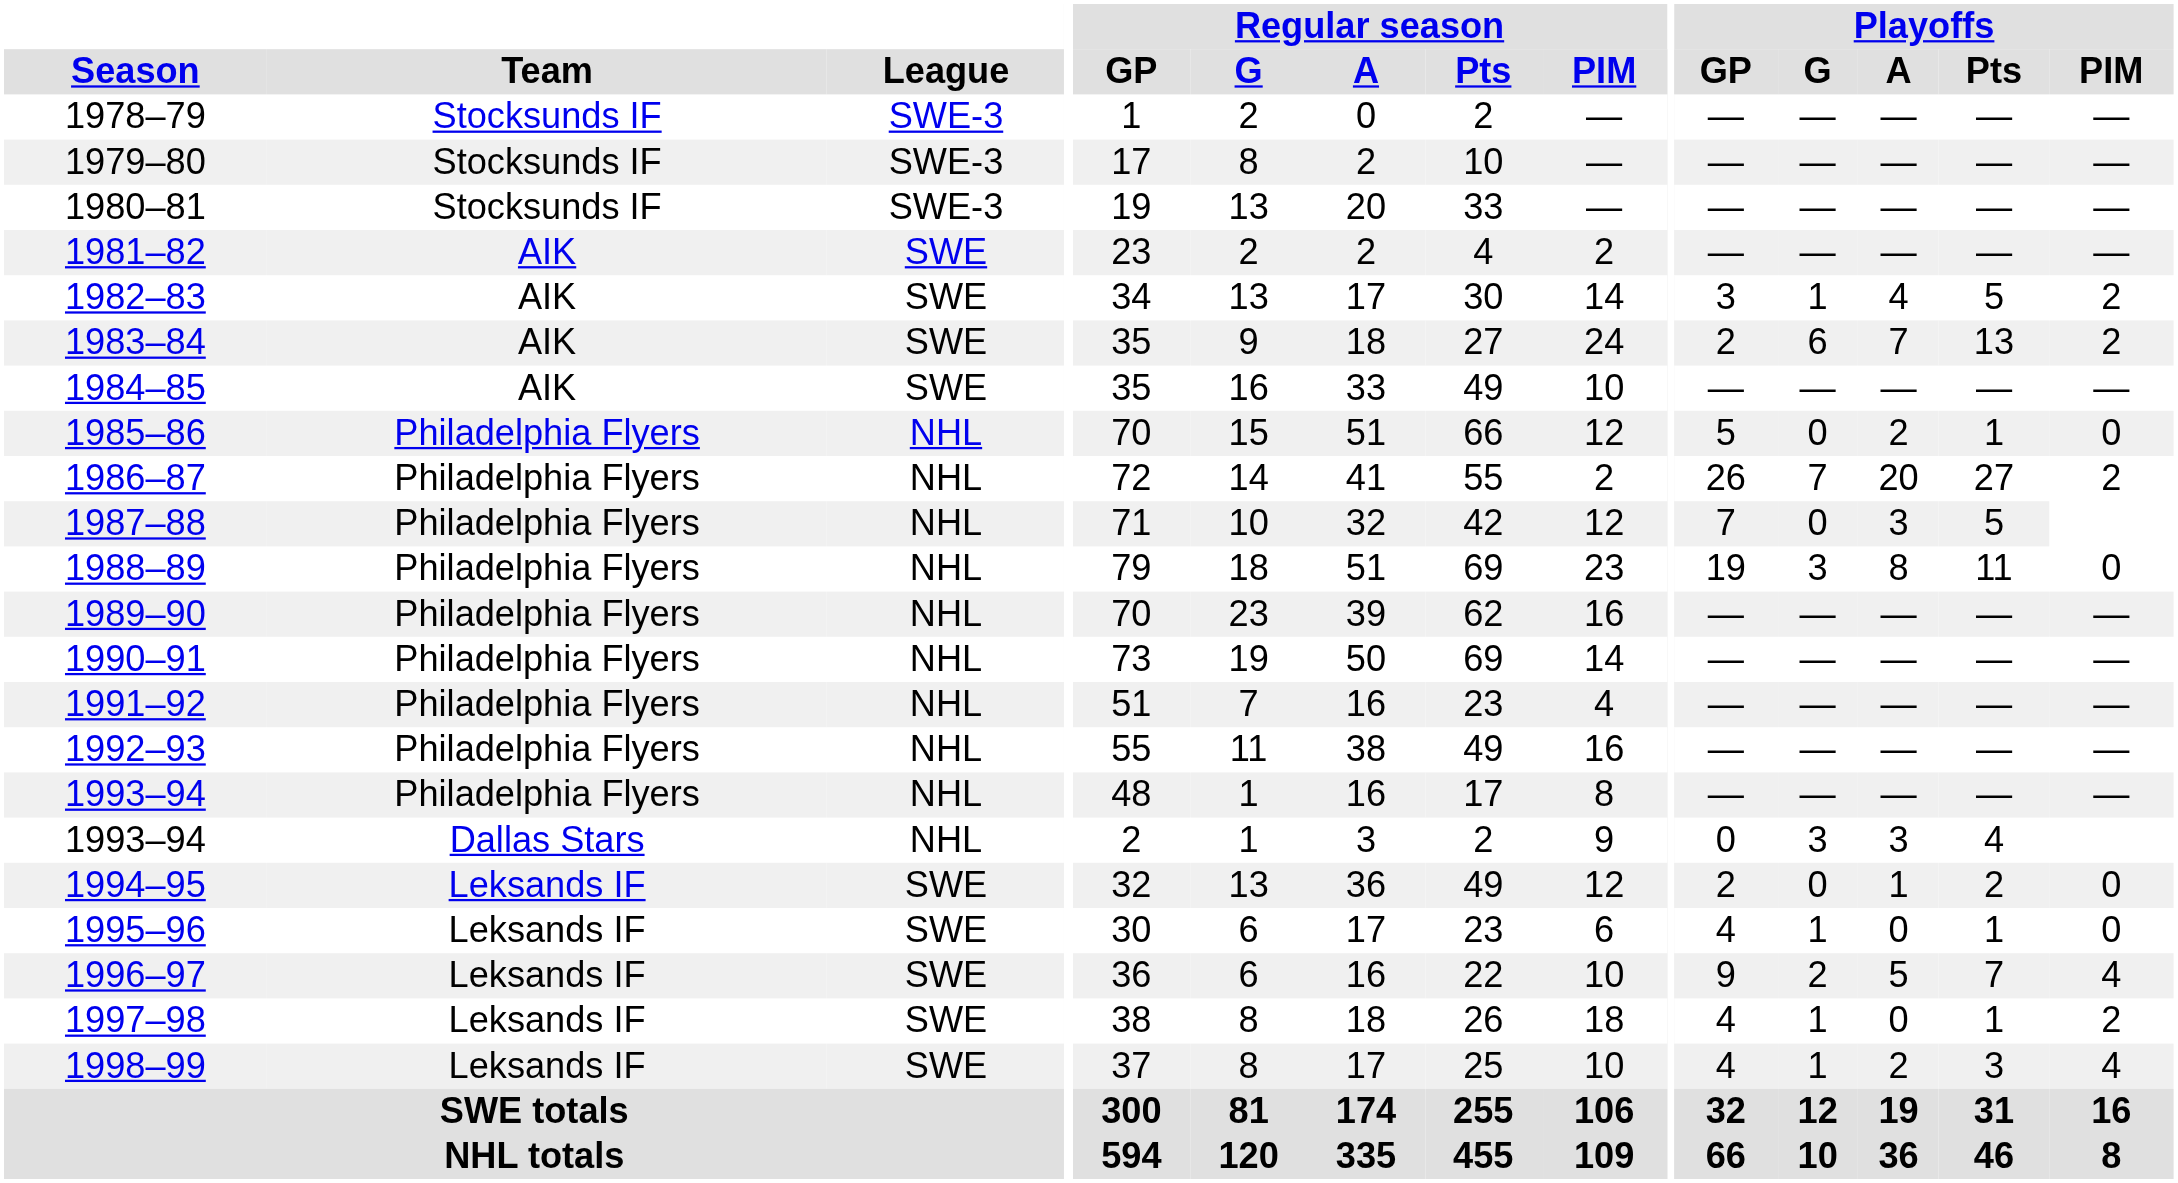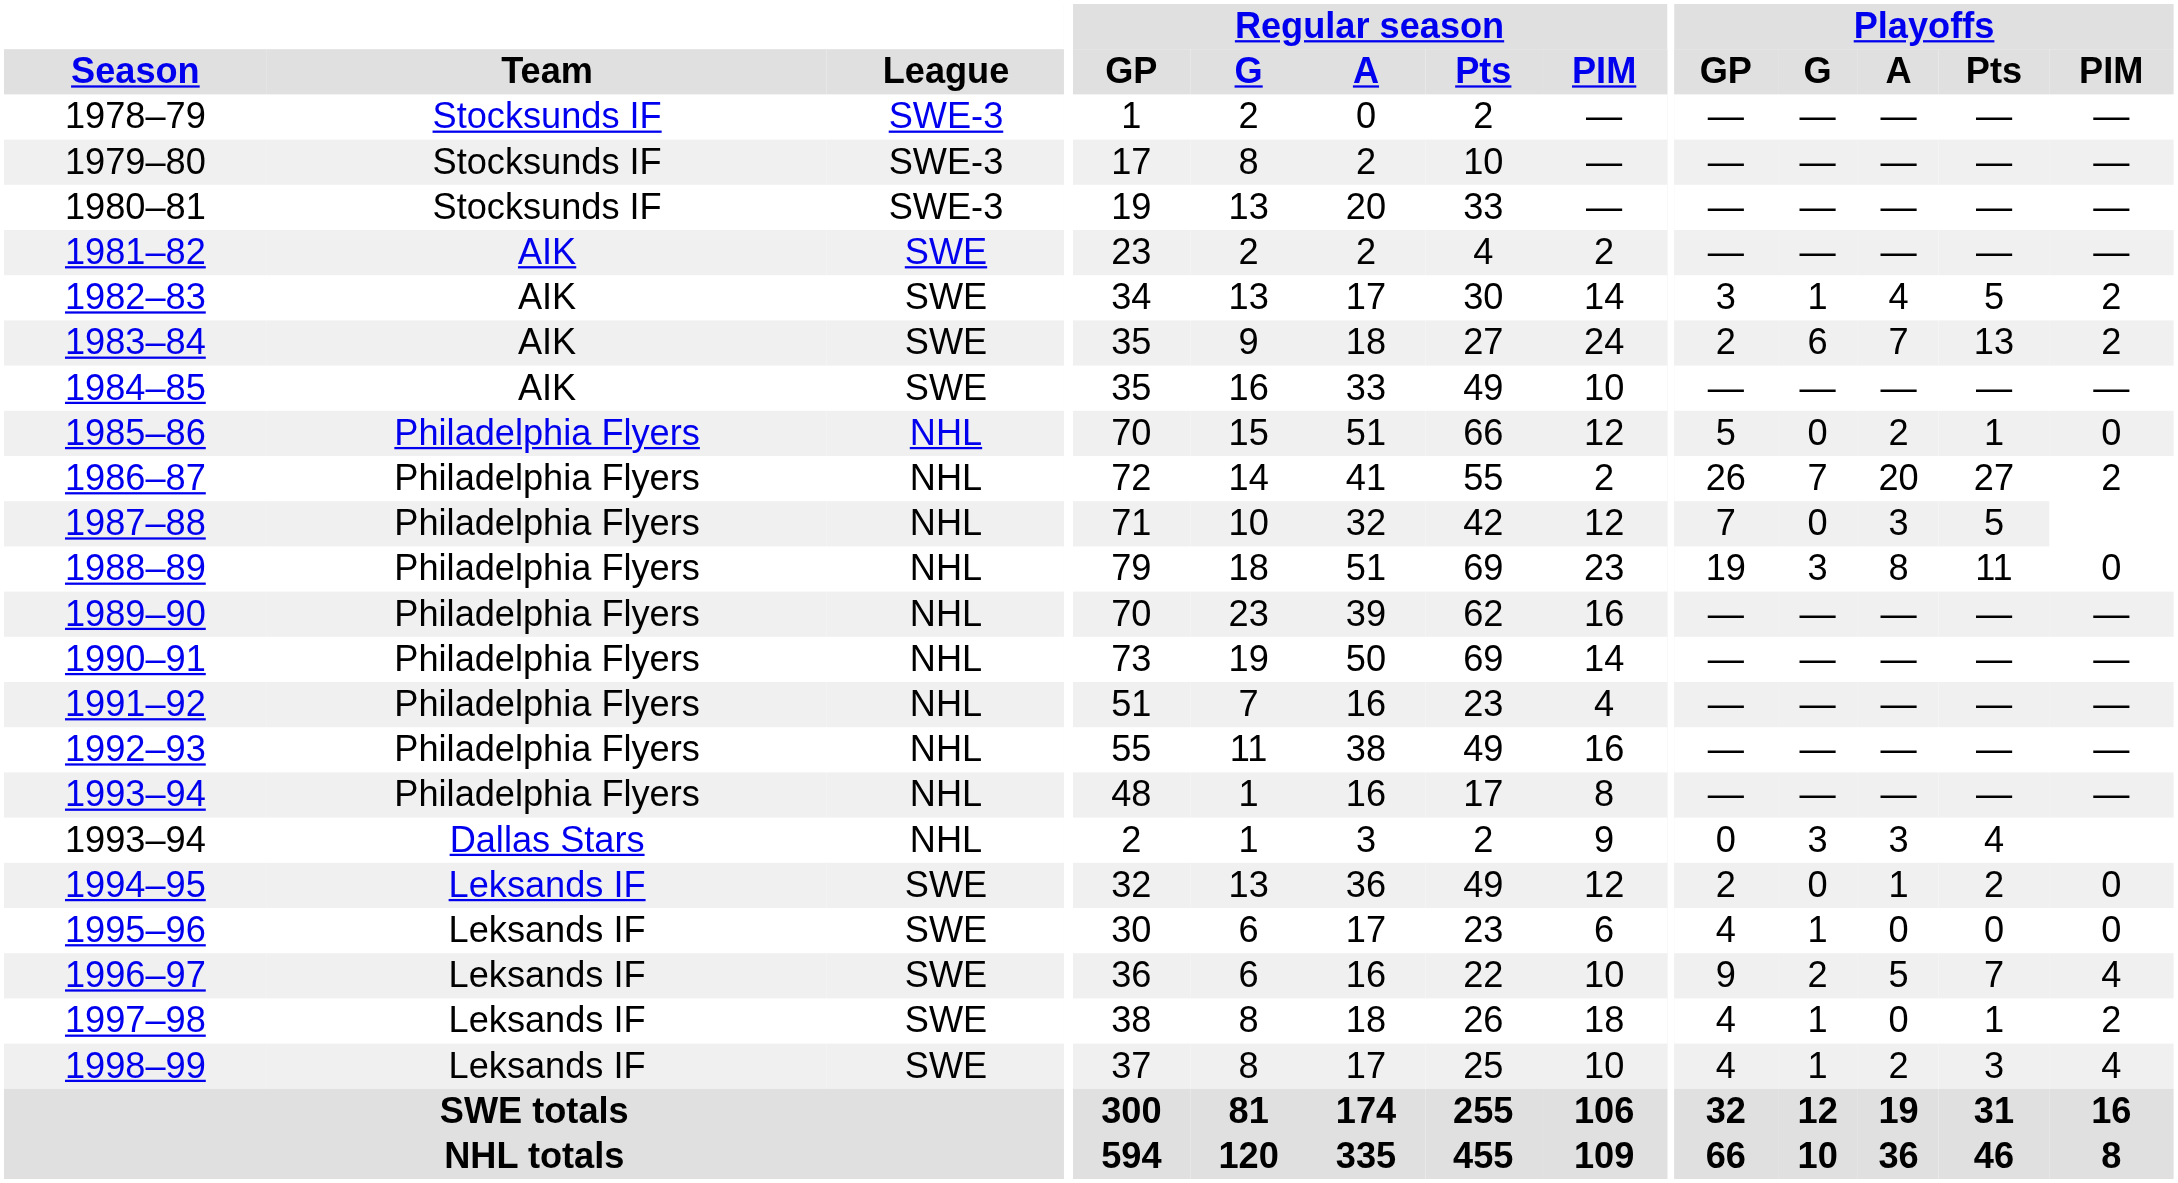(1994, 929) 1 -> (1994, 929) 0
